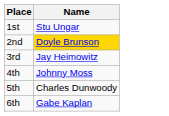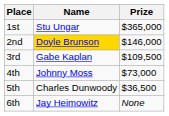+ column: (142, 12)
(67, 57) Jay Heimowitz -> (64, 57) Gabe Kaplan
(64, 103) Gabe Kaplan -> (67, 103) Jay Heimowitz
